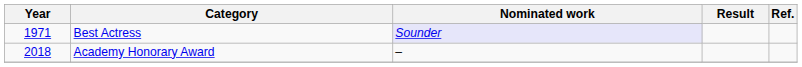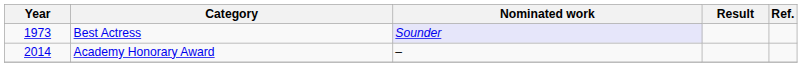(38, 33) 1971 -> (38, 33) 1973
(38, 52) 2018 -> (38, 52) 2014
